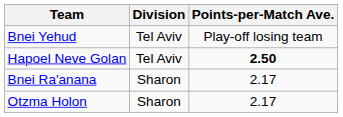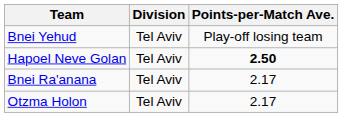(159, 79) Sharon -> (159, 79) Tel Aviv
(159, 101) Sharon -> (159, 101) Tel Aviv
